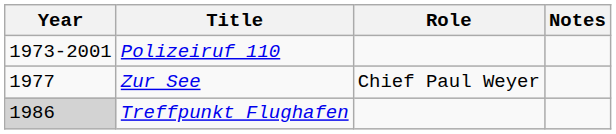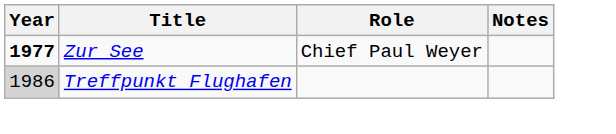- row: (201, 51)
(32, 82) normal -> (32, 51) bold
